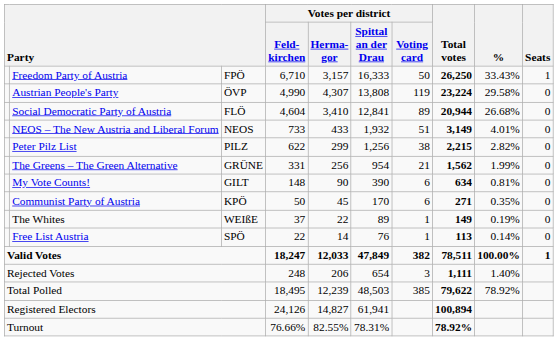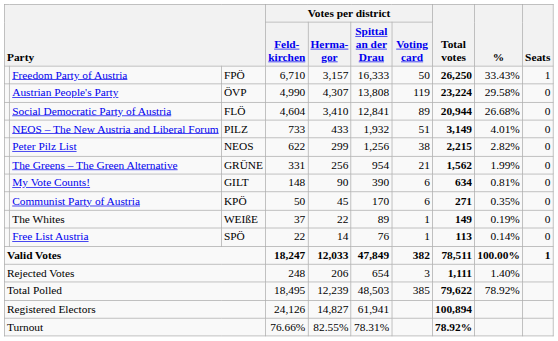(239, 129) NEOS -> (236, 129) PILZ
(236, 147) PILZ -> (239, 147) NEOS
